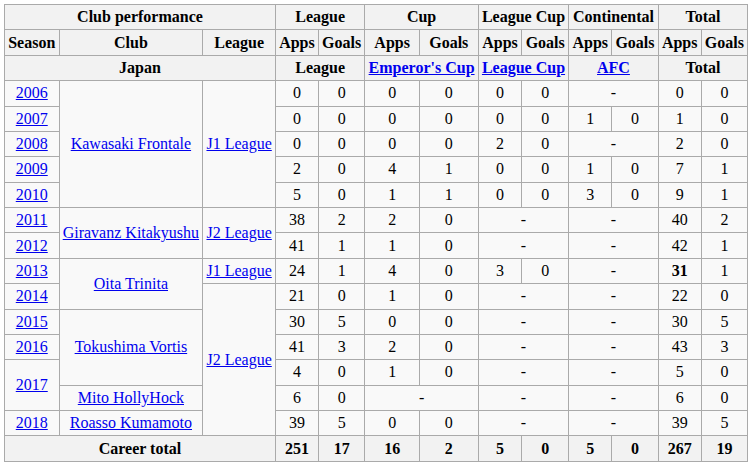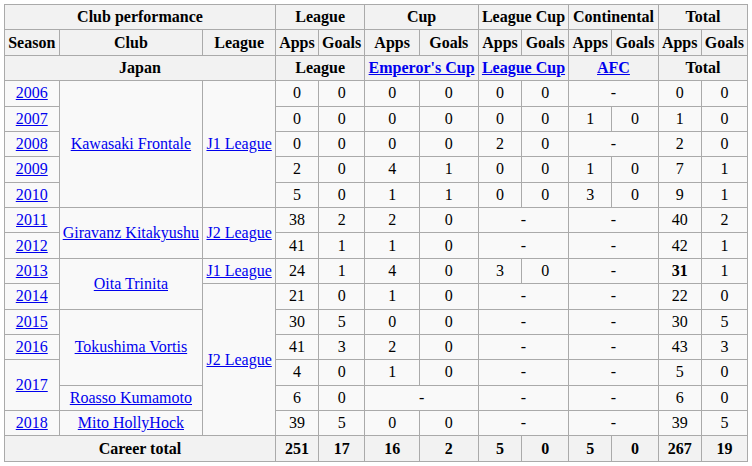(131, 397) Mito HollyHock -> (131, 397) Roasso Kumamoto
(131, 423) Roasso Kumamoto -> (131, 423) Mito HollyHock
